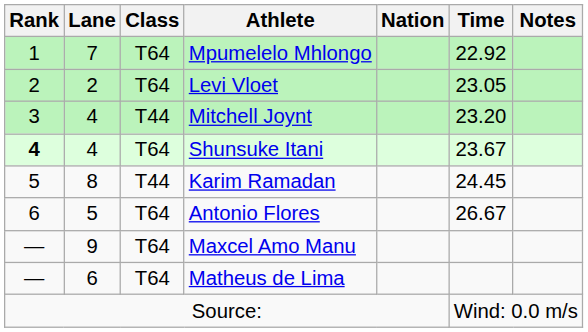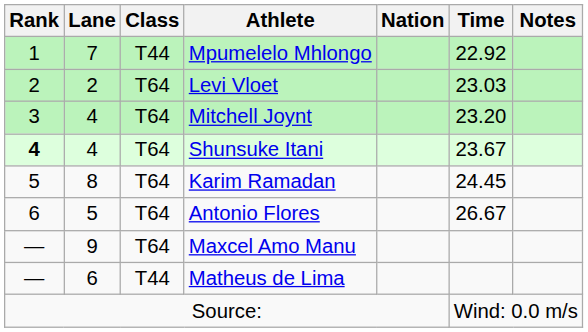(152, 52) T64 -> (152, 52) T44
(481, 85) 23.05 -> (481, 85) 23.03
(152, 117) T44 -> (152, 117) T64
(152, 181) T44 -> (152, 181) T64
(152, 278) T64 -> (152, 278) T44
